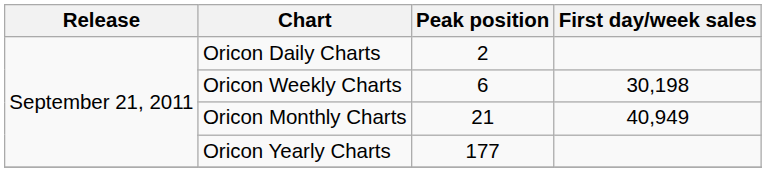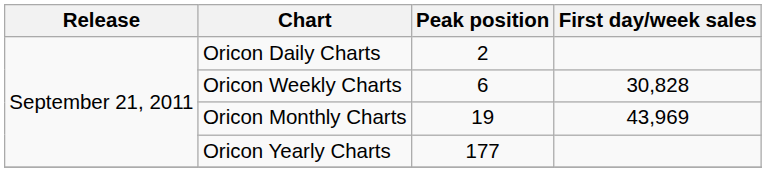(658, 85) 30,198 -> (658, 85) 30,828
(483, 118) 21 -> (483, 118) 19
(658, 118) 40,949 -> (658, 118) 43,969
